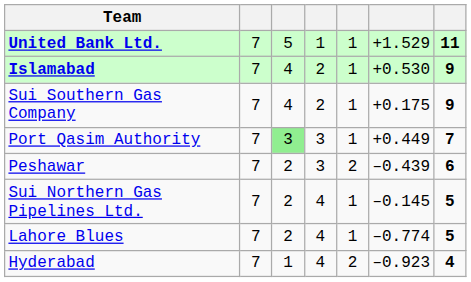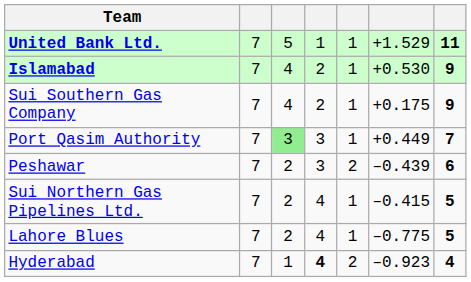(401, 202) –0.145 -> (401, 202) –0.415
(401, 237) –0.774 -> (401, 237) –0.775
(320, 263) normal -> (320, 263) bold
